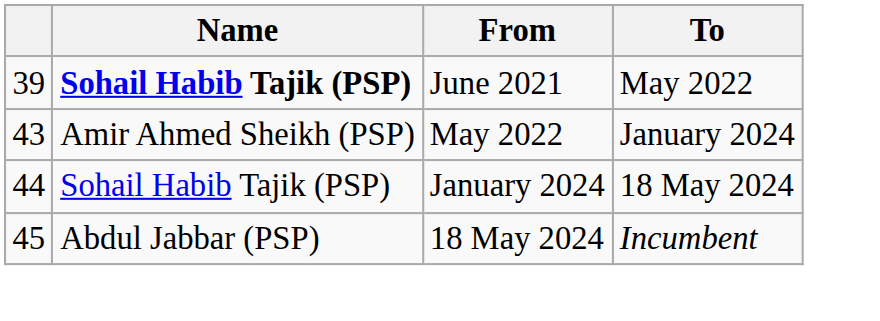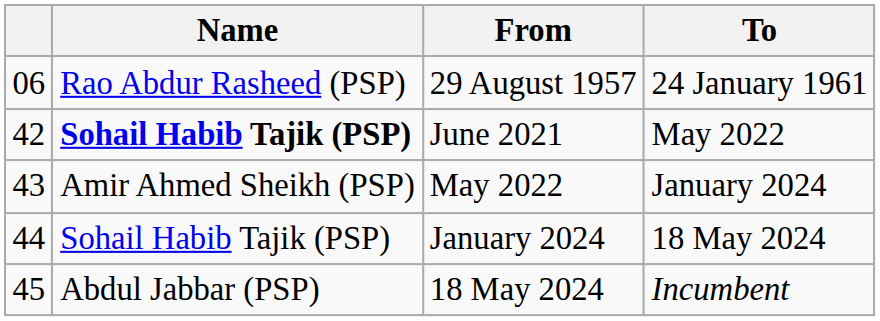+ row: (533, 82)
(29, 82) 39 -> (29, 133) 42
